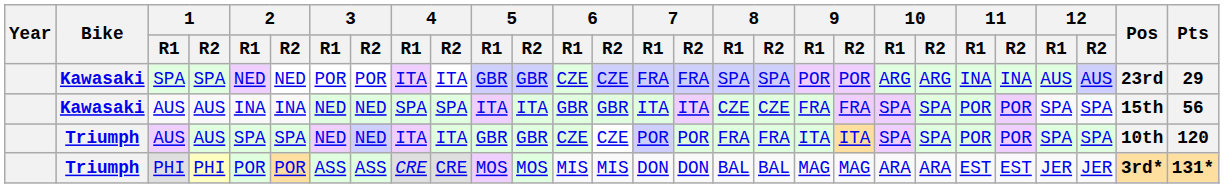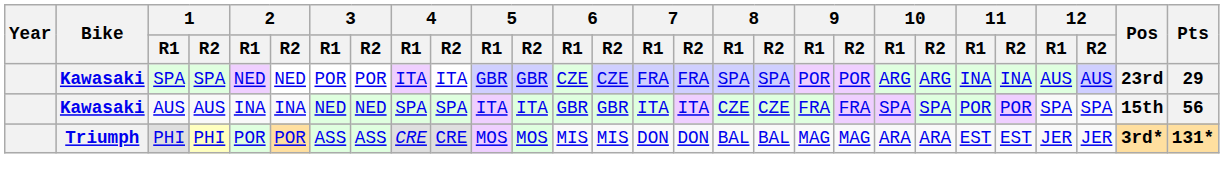- row: (102, 138)
